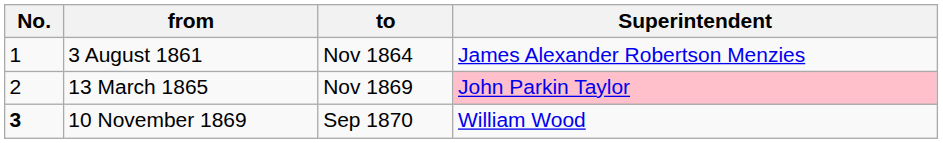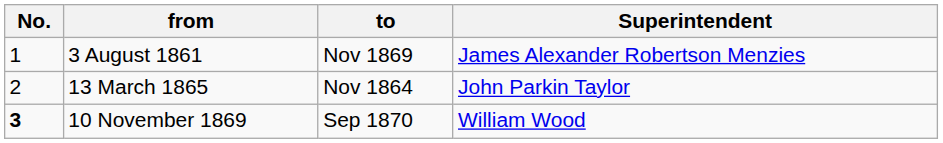(368, 54) Nov 1864 -> (368, 54) Nov 1869
(368, 87) Nov 1869 -> (368, 87) Nov 1864
(544, 87) pink background -> (544, 87) no background
